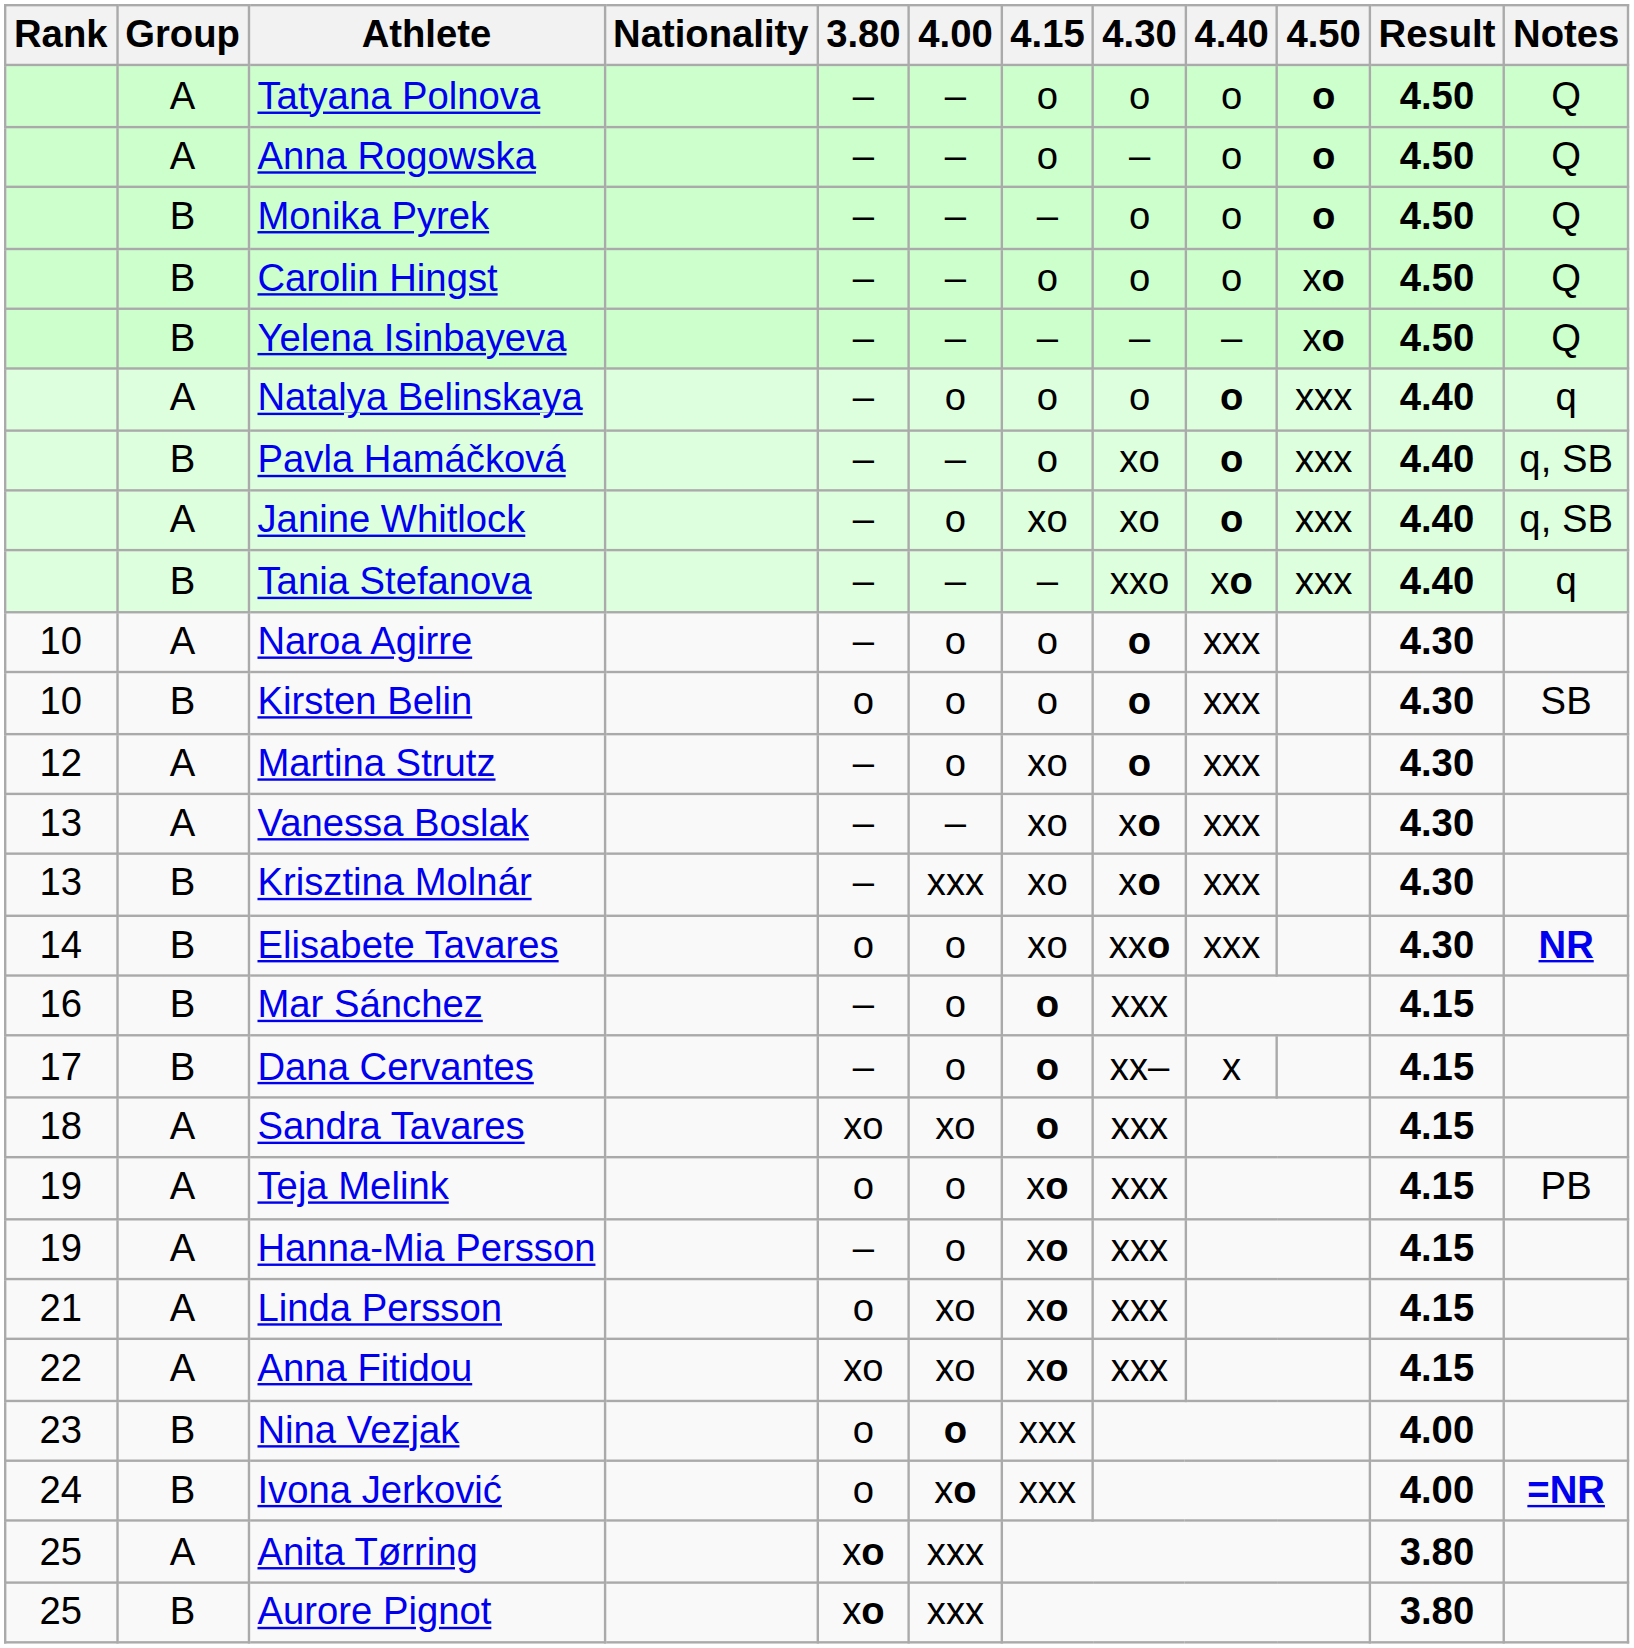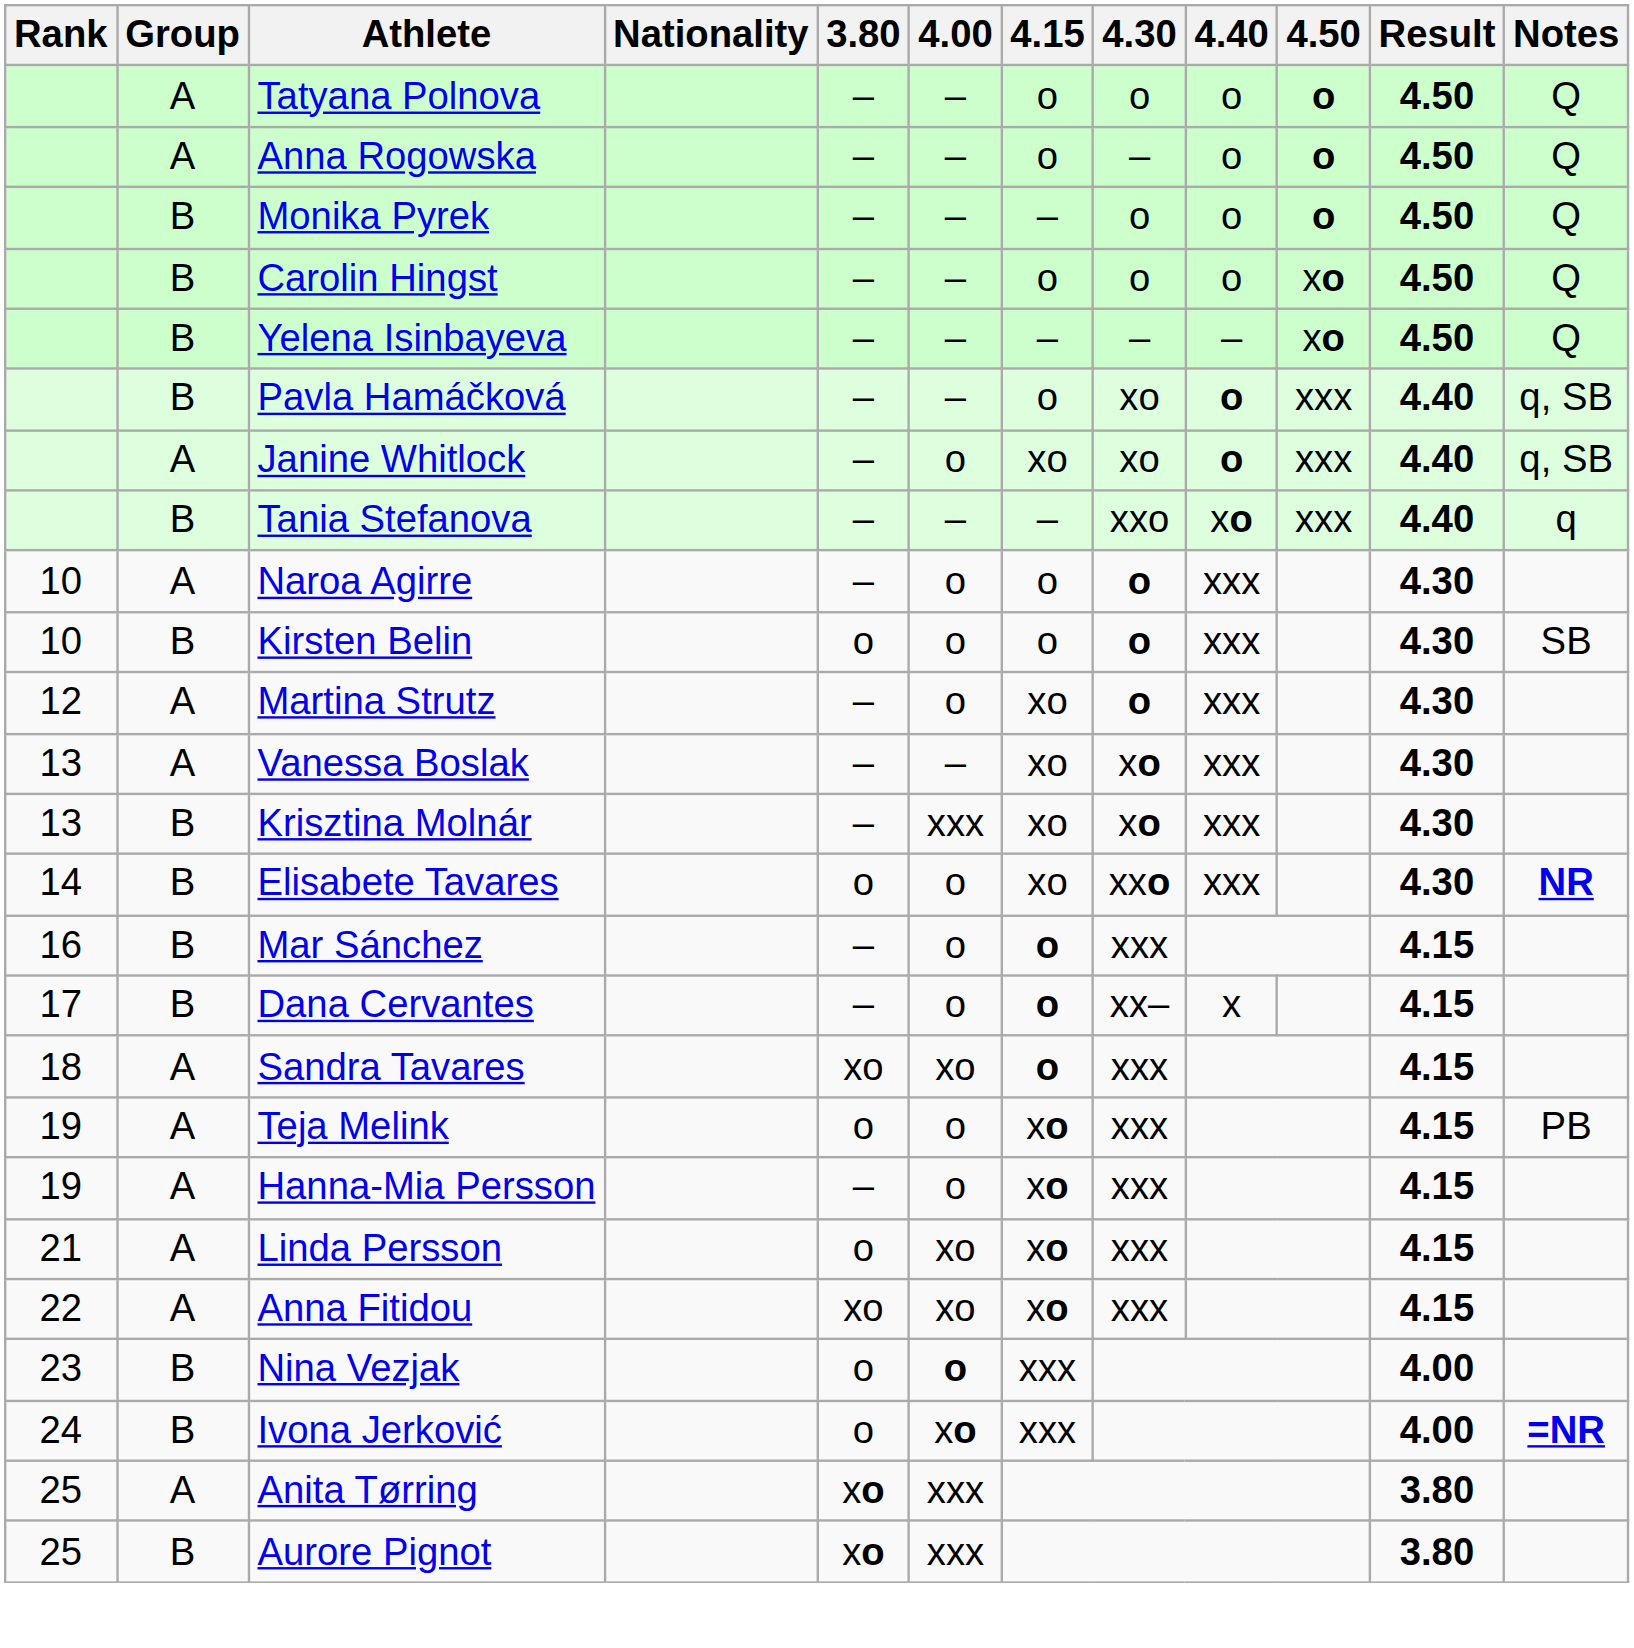- row: (420, 398)
